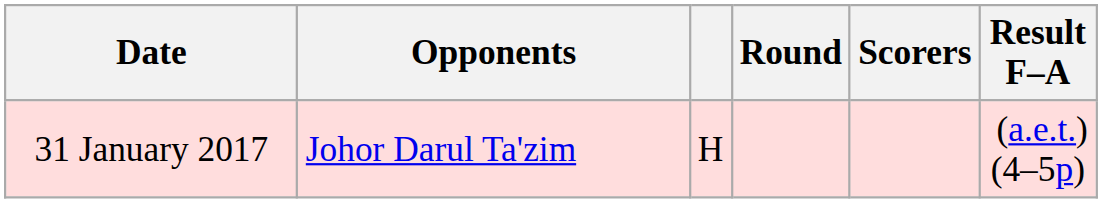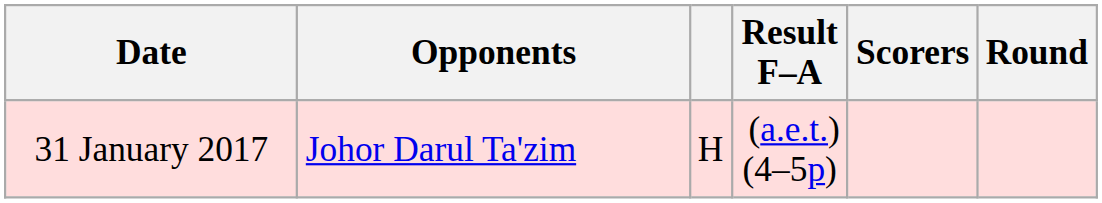columns swapped: (1038, 52) <-> (791, 52)
